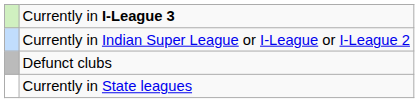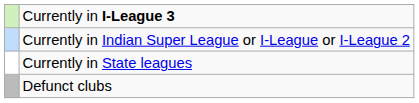rows swapped: (107, 86) <-> (67, 63)
